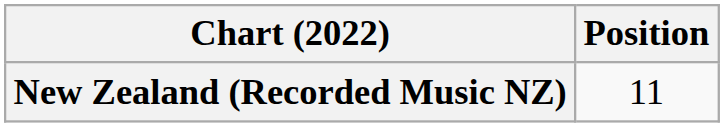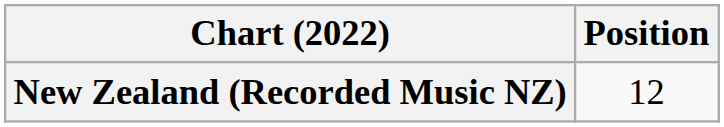(646, 91) 11 -> (646, 91) 12
